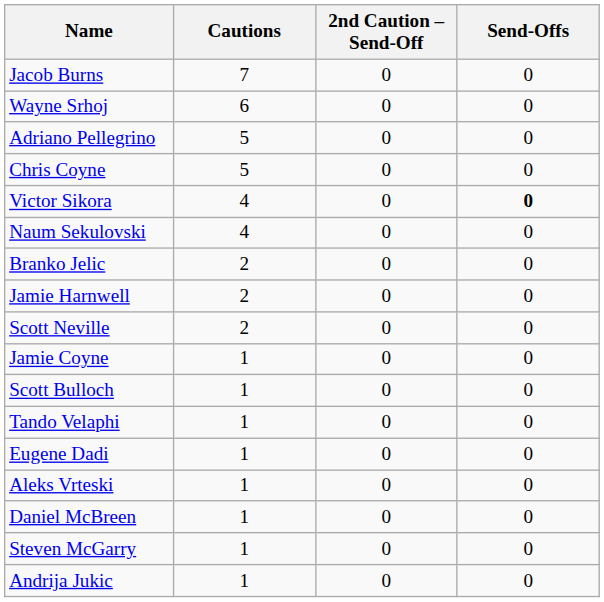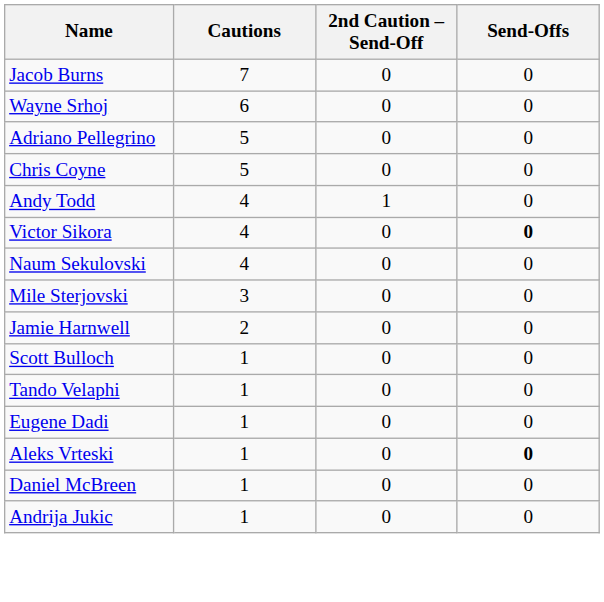+ row: (52, 201)
+ row: (68, 295)
- row: (57, 264)
- row: (59, 327)
- row: (59, 359)
(528, 485) normal -> (528, 453) bold
- row: (73, 548)
